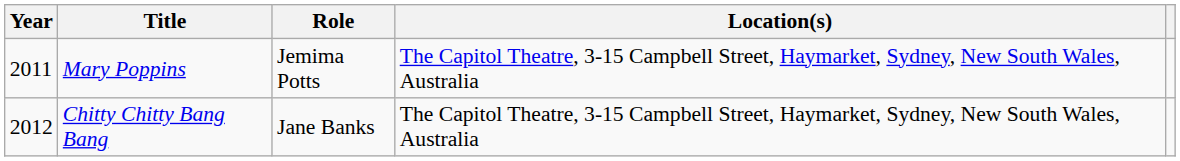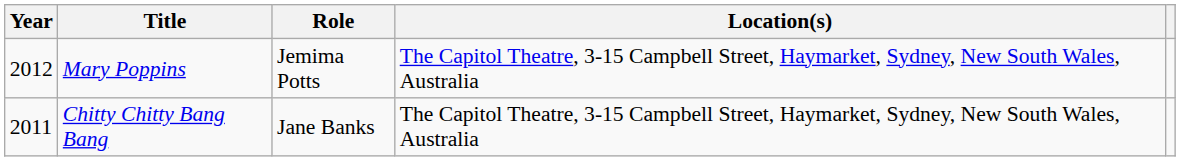(31, 68) 2011 -> (31, 68) 2012
(31, 126) 2012 -> (31, 126) 2011
